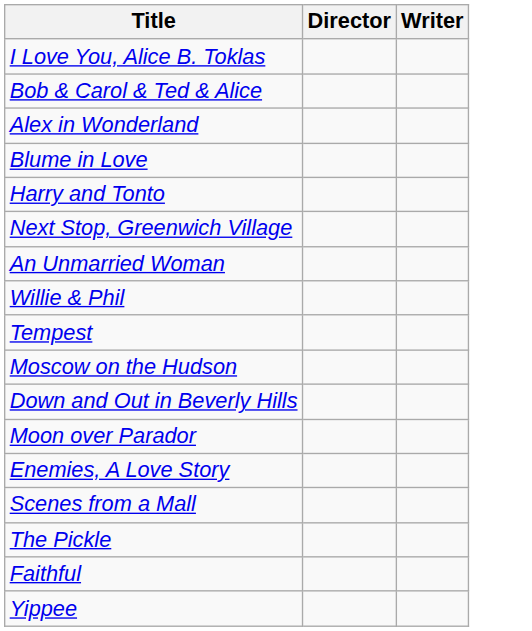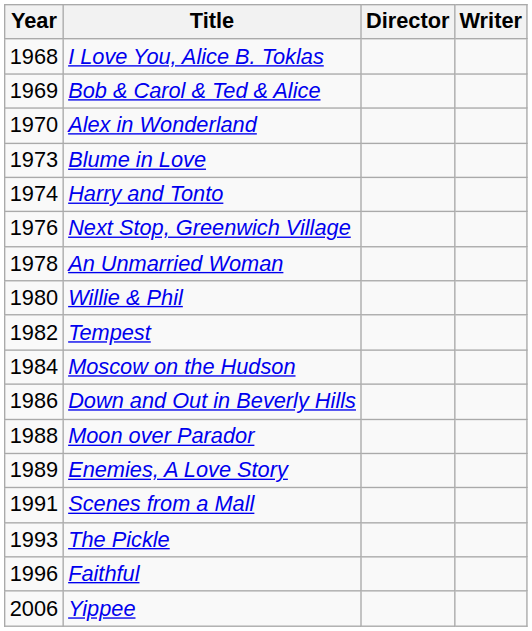+ column: (34, 21)
